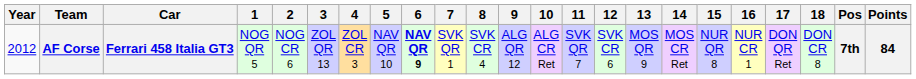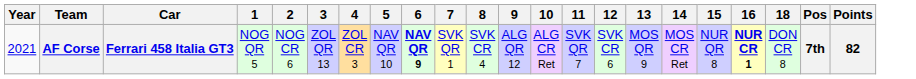- column: (783, 14)
(22, 49) 2012 -> (22, 49) 2021
(748, 48) normal -> (748, 49) bold
(888, 49) 84 -> (853, 49) 82
